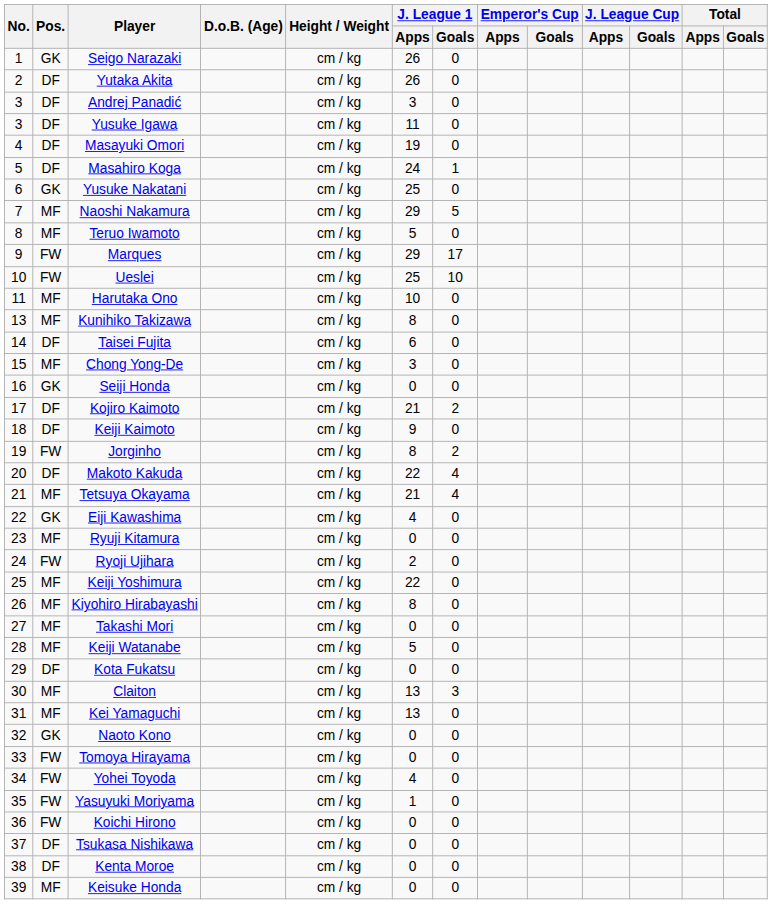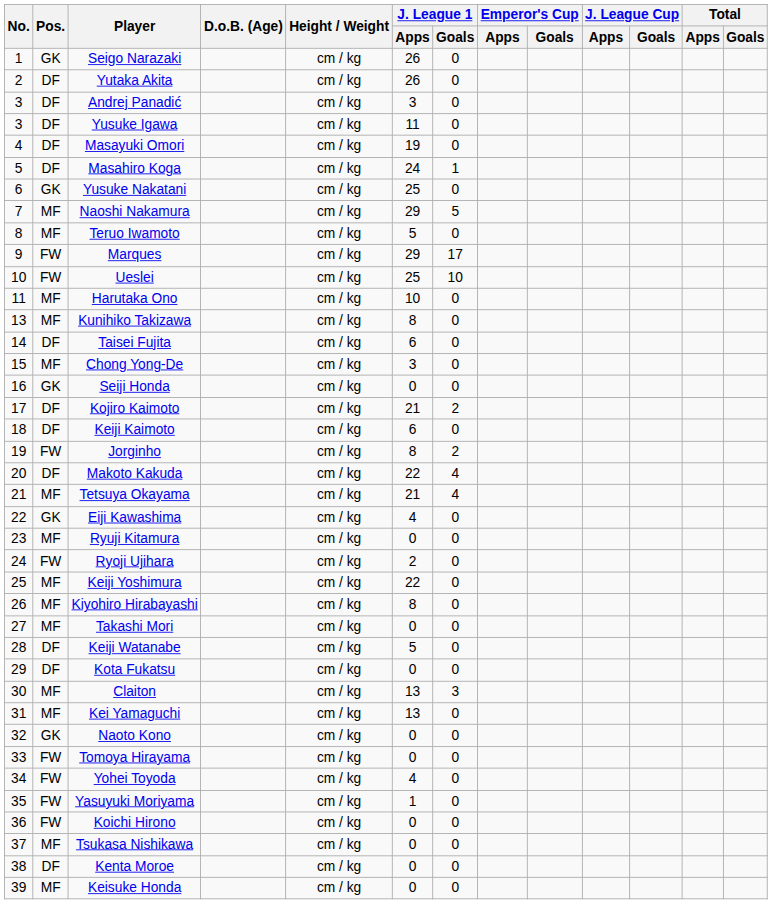(413, 430) 9 -> (413, 430) 6
(51, 648) MF -> (51, 648) DF
(51, 844) DF -> (51, 844) MF
